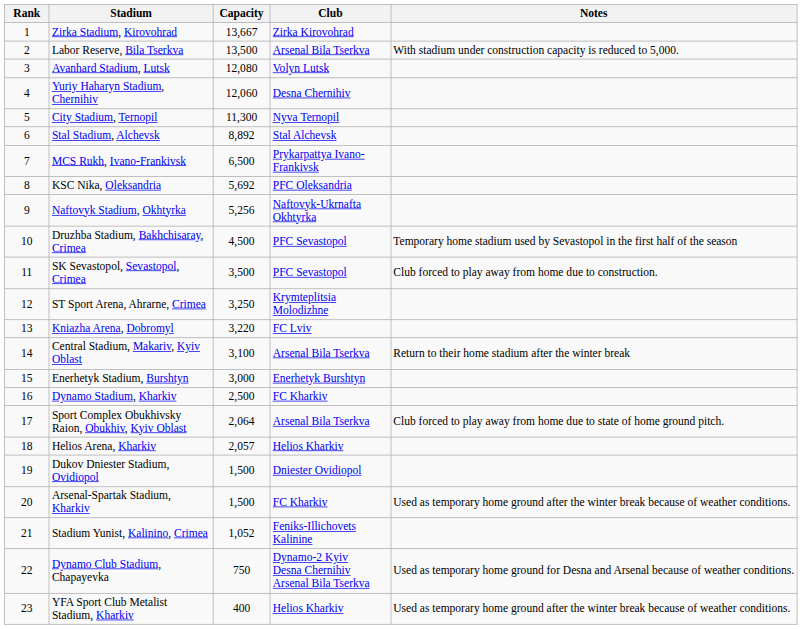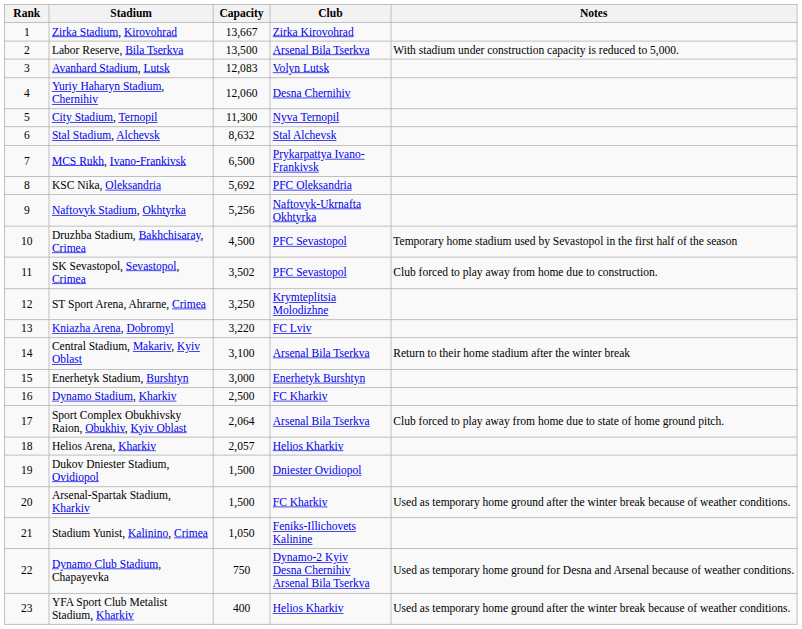(242, 68) 12,080 -> (242, 68) 12,083
(242, 136) 8,892 -> (242, 136) 8,632
(242, 272) 3,500 -> (242, 272) 3,502
(242, 533) 1,052 -> (242, 533) 1,050
